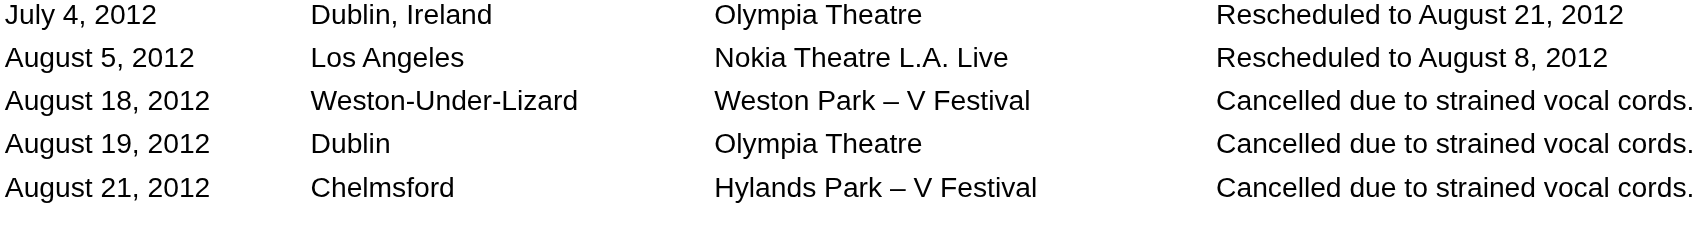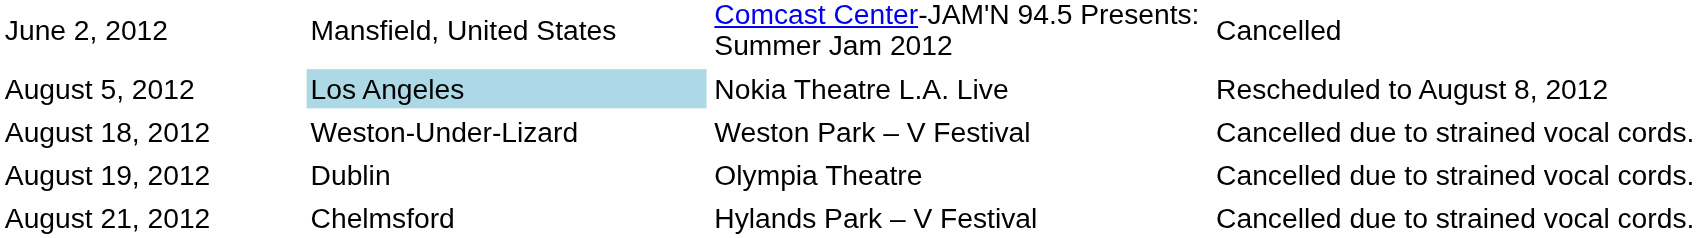+ row: (86, 30)
- row: (81, 14)
(387, 57) no background -> (387, 89) lightblue background
